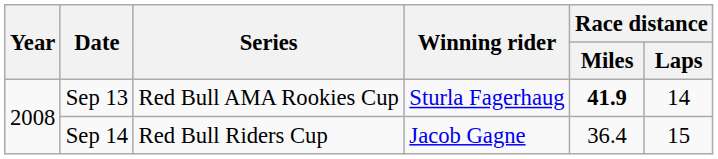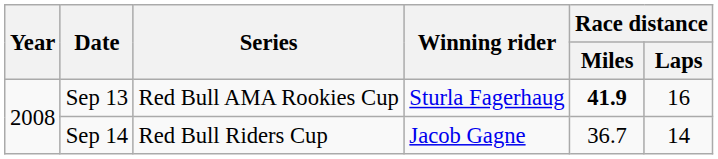(679, 98) 14 -> (679, 98) 16
(607, 135) 36.4 -> (607, 135) 36.7
(679, 135) 15 -> (679, 135) 14
